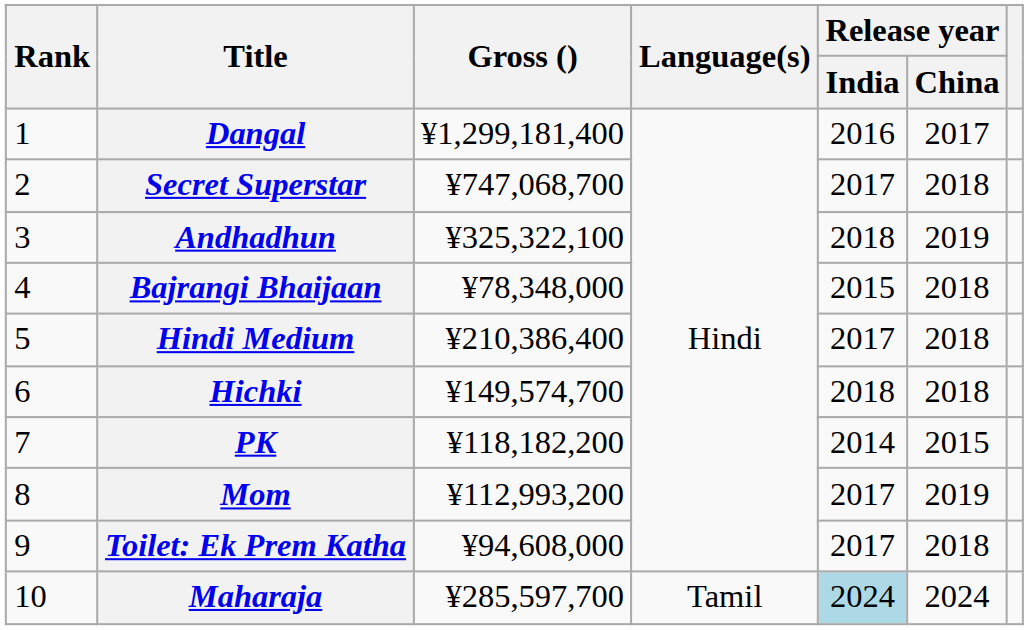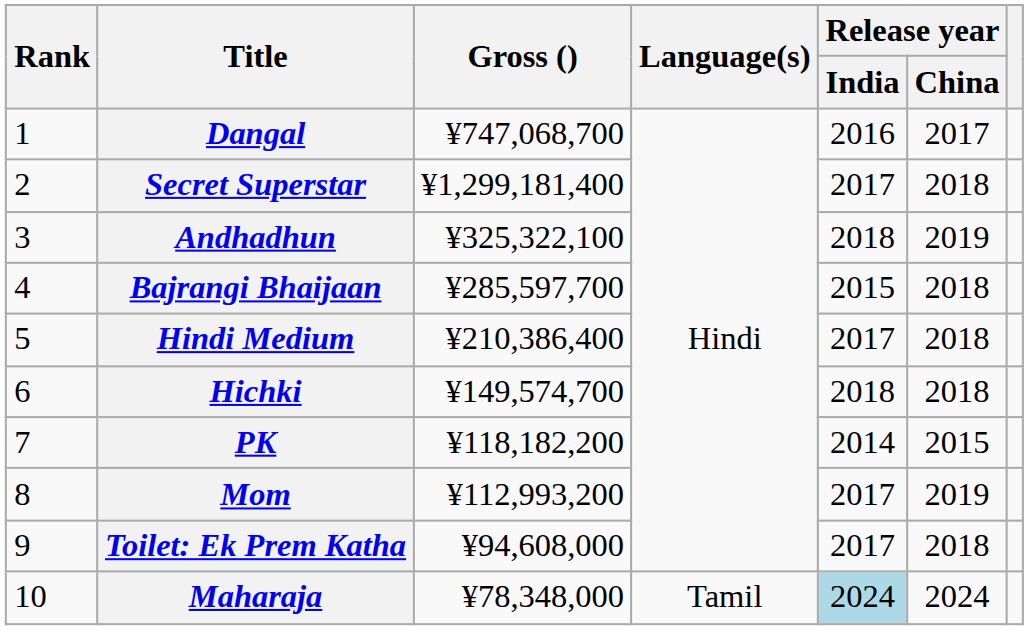(523, 133) ¥1,299,181,400 -> (535, 133) ¥747,068,700
(535, 184) ¥747,068,700 -> (523, 184) ¥1,299,181,400
(543, 287) ¥78,348,000 -> (535, 287) ¥285,597,700
(535, 596) ¥285,597,700 -> (543, 596) ¥78,348,000
